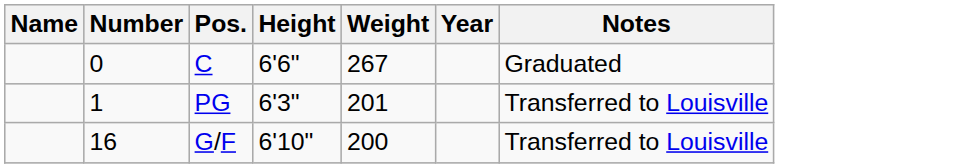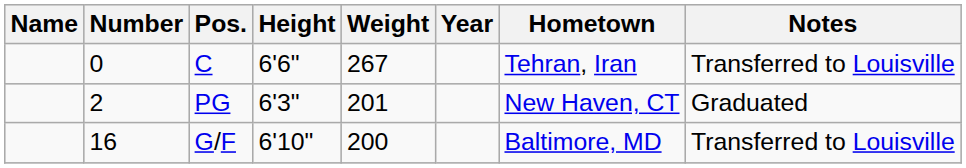+ column: (592, 24)
(563, 63) Graduated -> (823, 63) Transferred to Louisville
(96, 102) 1 -> (96, 102) 2
(636, 102) Transferred to Louisville -> (750, 102) Graduated
